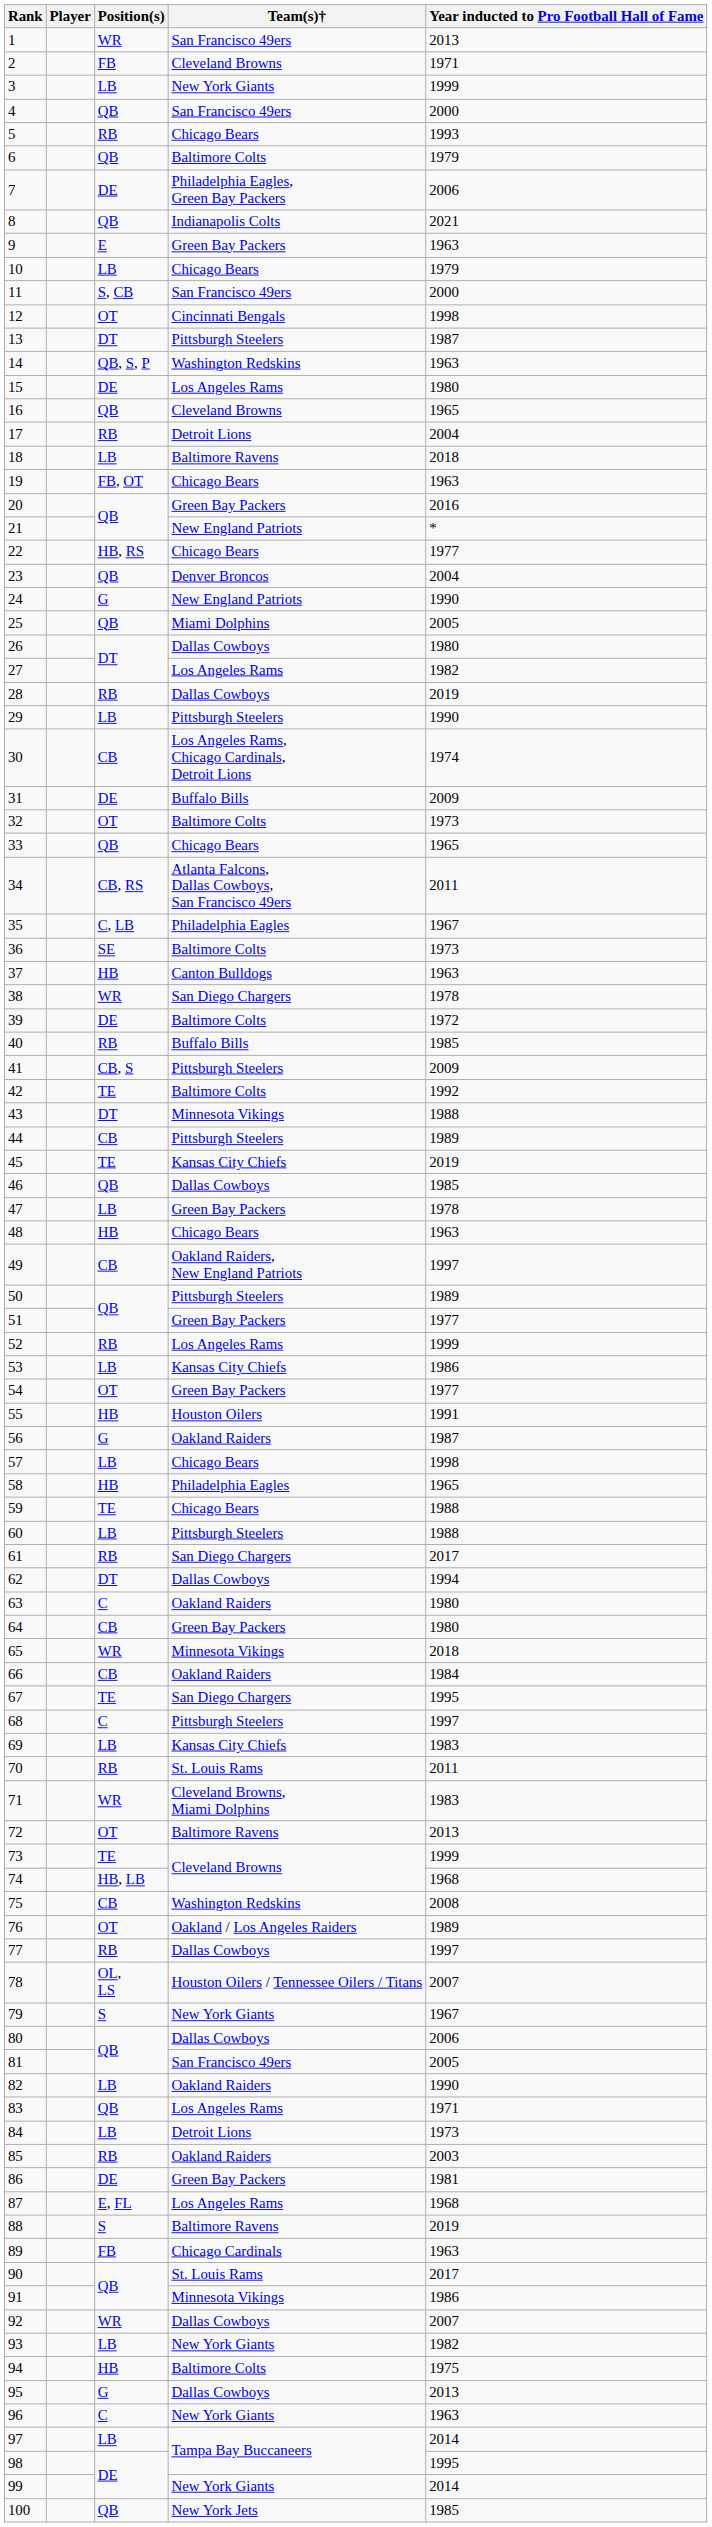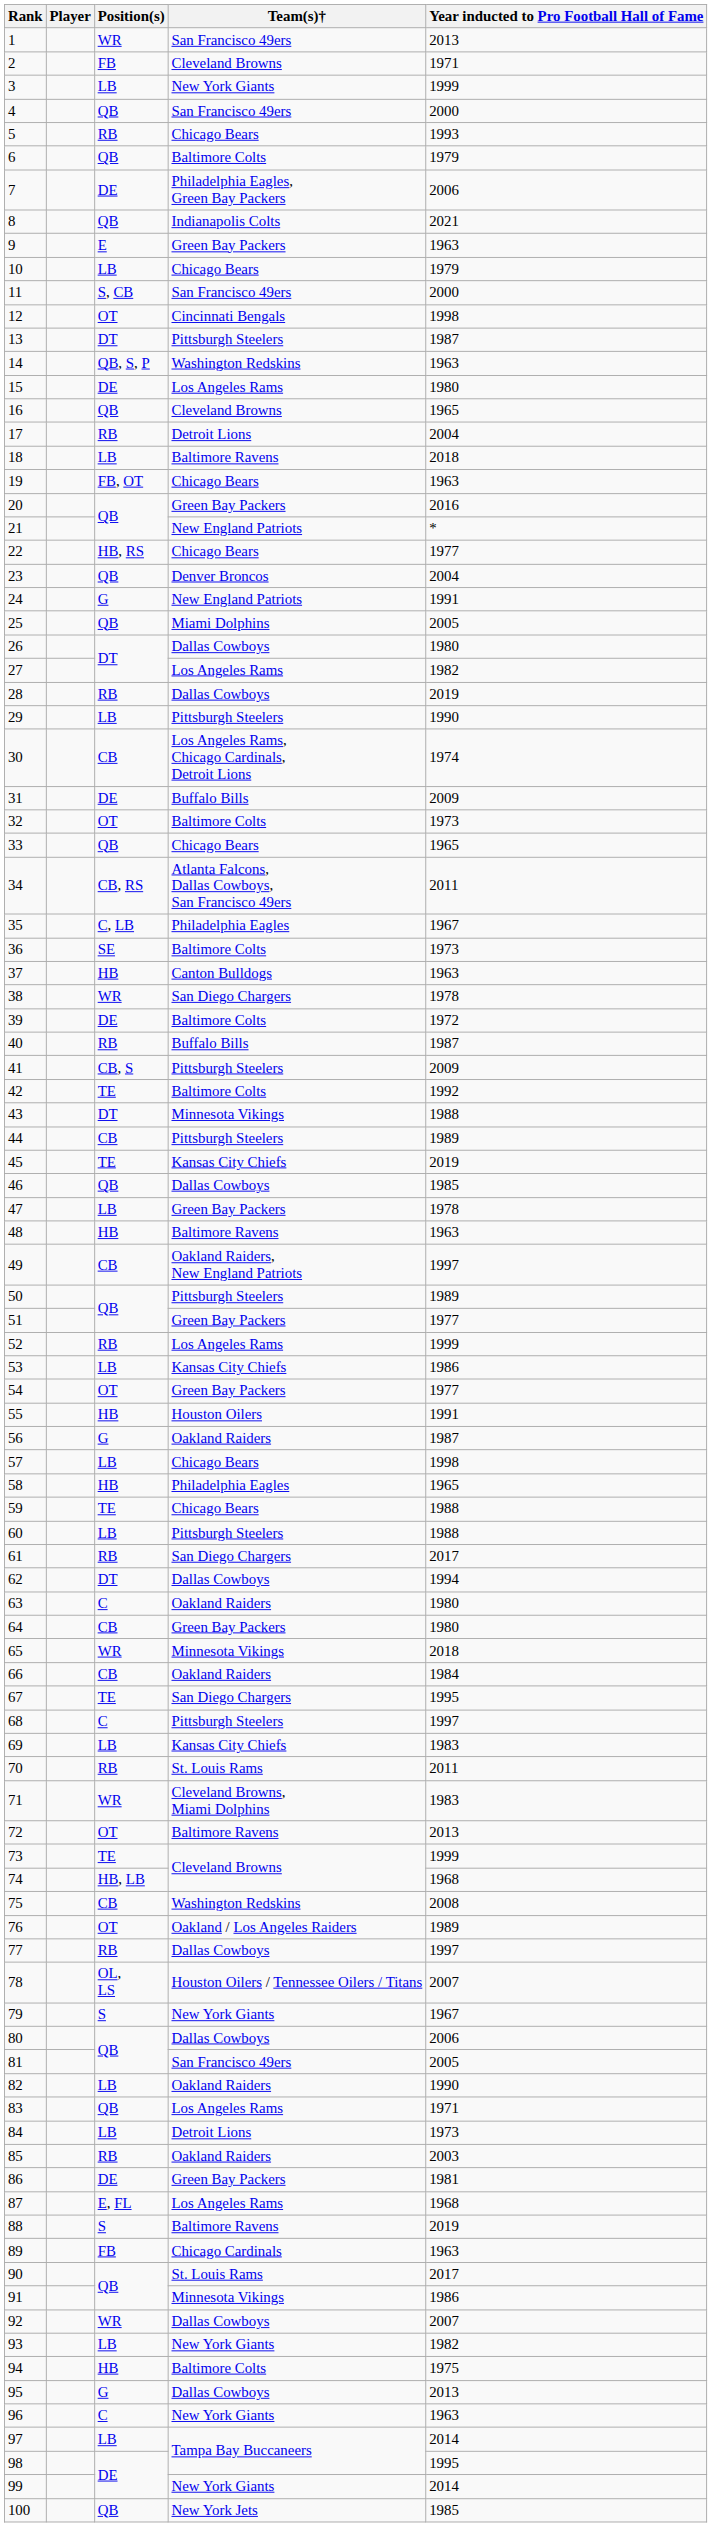(444, 599) 1990 -> (444, 599) 1991
(444, 1043) 1985 -> (444, 1043) 1987
(215, 1232) Chicago Bears -> (225, 1232) Baltimore Ravens
